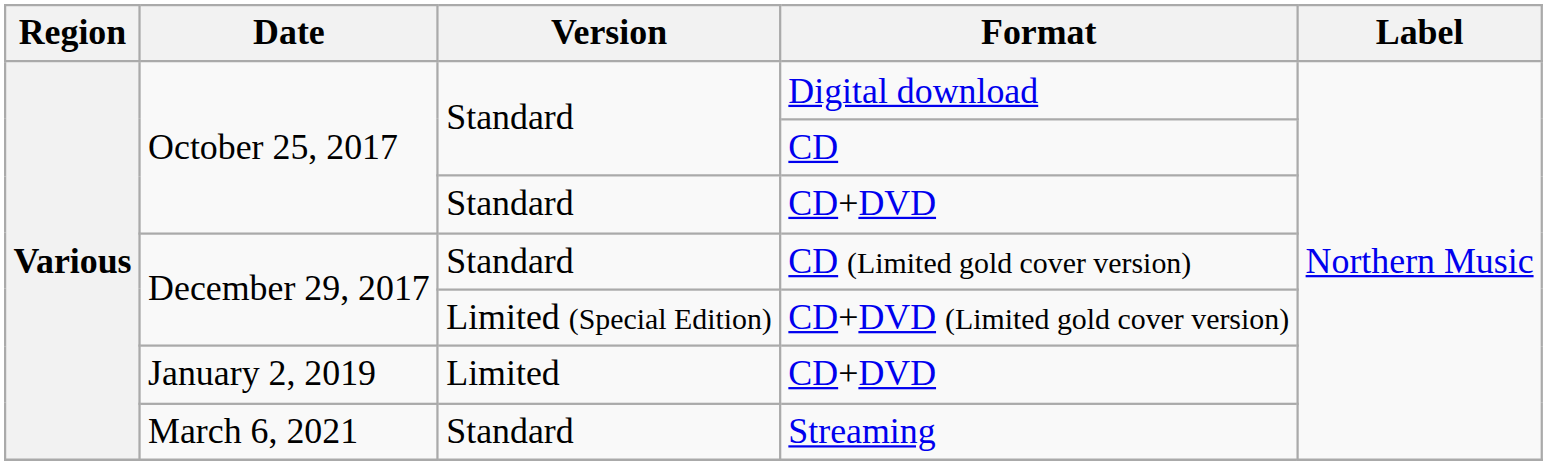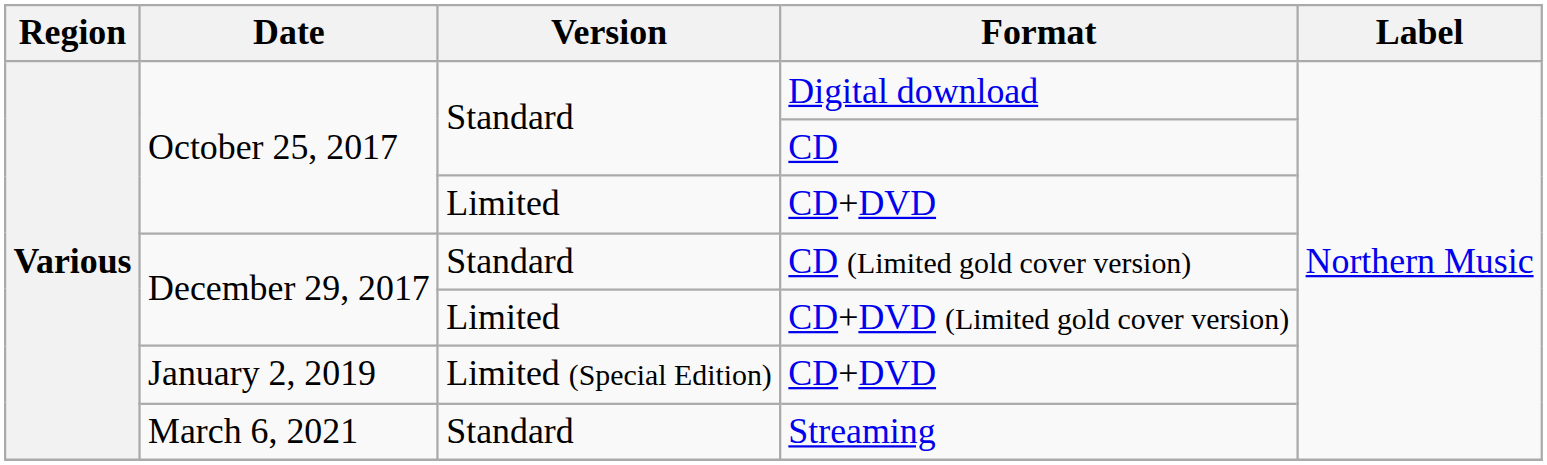(510, 203) Standard -> (503, 203) Limited
(609, 317) Limited (Special Edition) -> (503, 317) Limited
(503, 373) Limited -> (609, 373) Limited (Special Edition)
